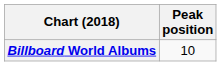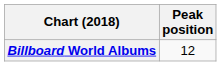(188, 50) 10 -> (188, 50) 12
